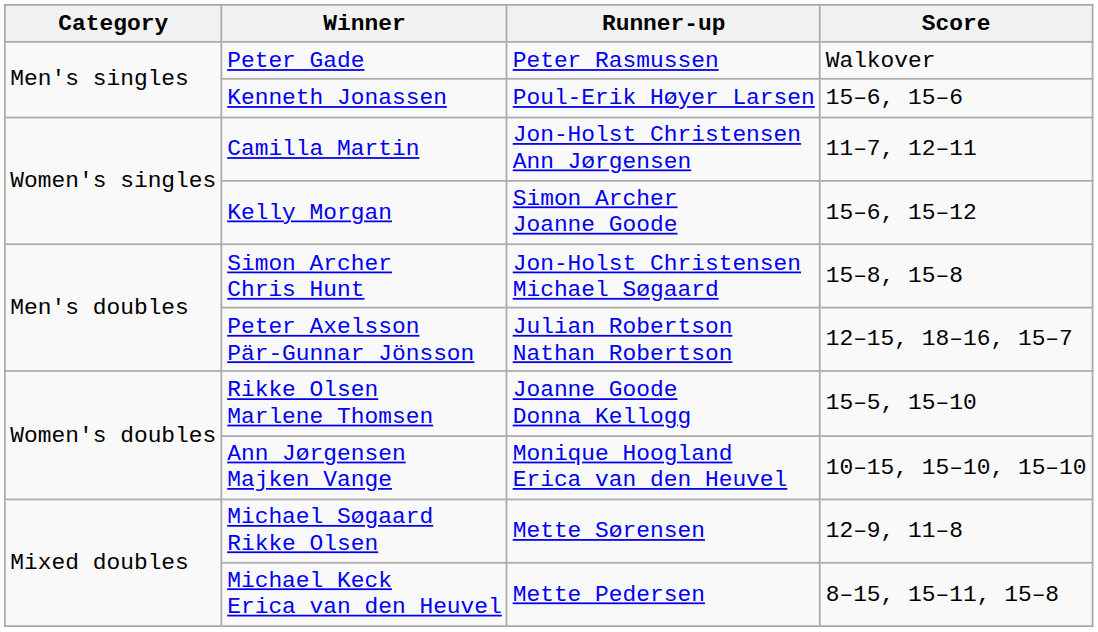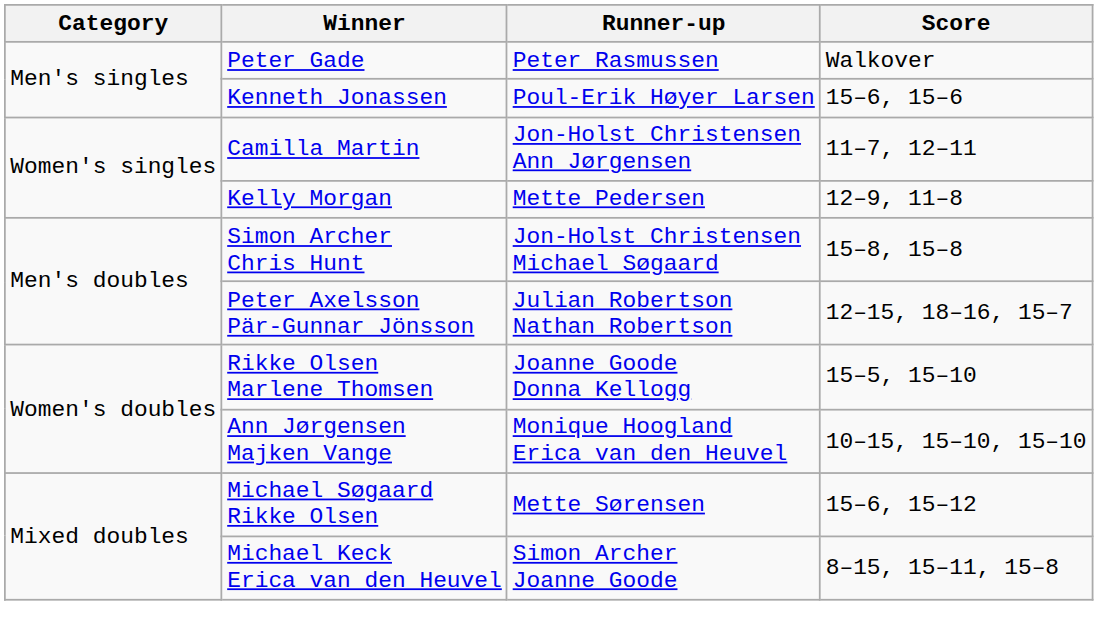(595, 212) Simon Archer Joanne Goode -> (609, 199) Mette Pedersen
(901, 212) 15–6, 15–12 -> (894, 199) 12–9, 11–8
(894, 531) 12–9, 11–8 -> (901, 504) 15–6, 15–12
(609, 594) Mette Pedersen -> (595, 568) Simon Archer Joanne Goode
